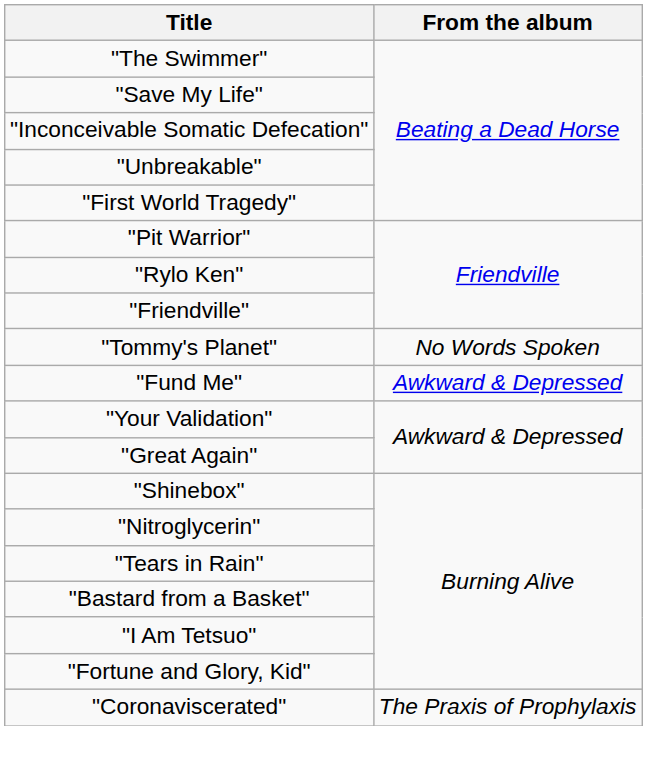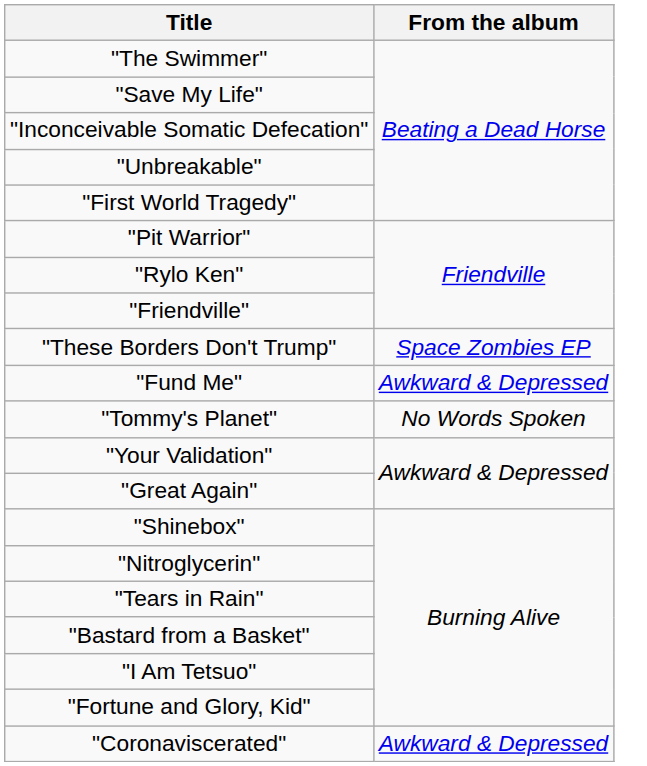+ row: (189, 346)
rows swapped: (189, 382) <-> (189, 346)
(508, 707) The Praxis of Prophylaxis -> (494, 743) Awkward & Depressed
